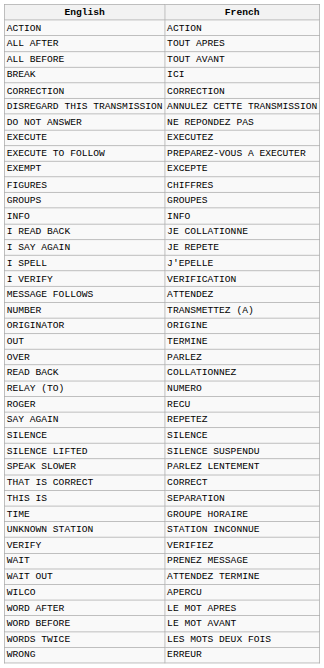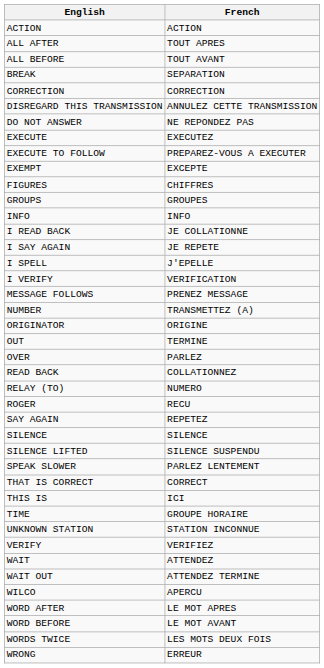(176, 75) ICI -> (196, 75) SEPARATION
(190, 294) ATTENDEZ -> (208, 294) PRENEZ MESSAGE
(196, 498) SEPARATION -> (176, 498) ICI
(208, 561) PRENEZ MESSAGE -> (190, 561) ATTENDEZ
